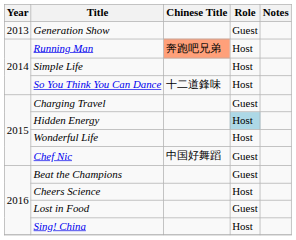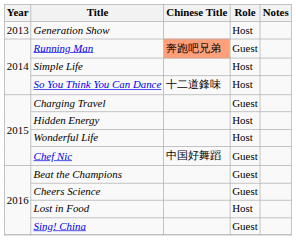(245, 30) Guest -> (243, 30) Host
(243, 48) Host -> (245, 48) Guest
(243, 120) lightblue background -> (243, 120) no background
(243, 191) Host -> (245, 191) Guest
(245, 209) Guest -> (243, 209) Host
(243, 226) Host -> (245, 226) Guest
